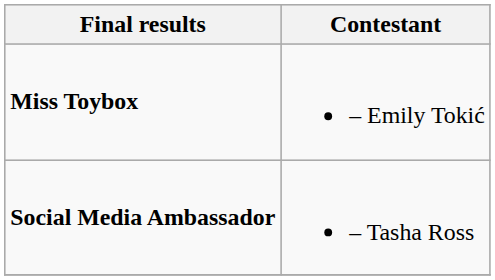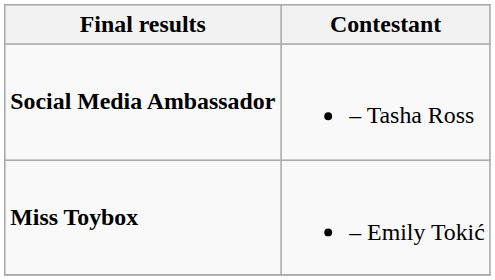rows swapped: (74, 101) <-> (143, 216)
